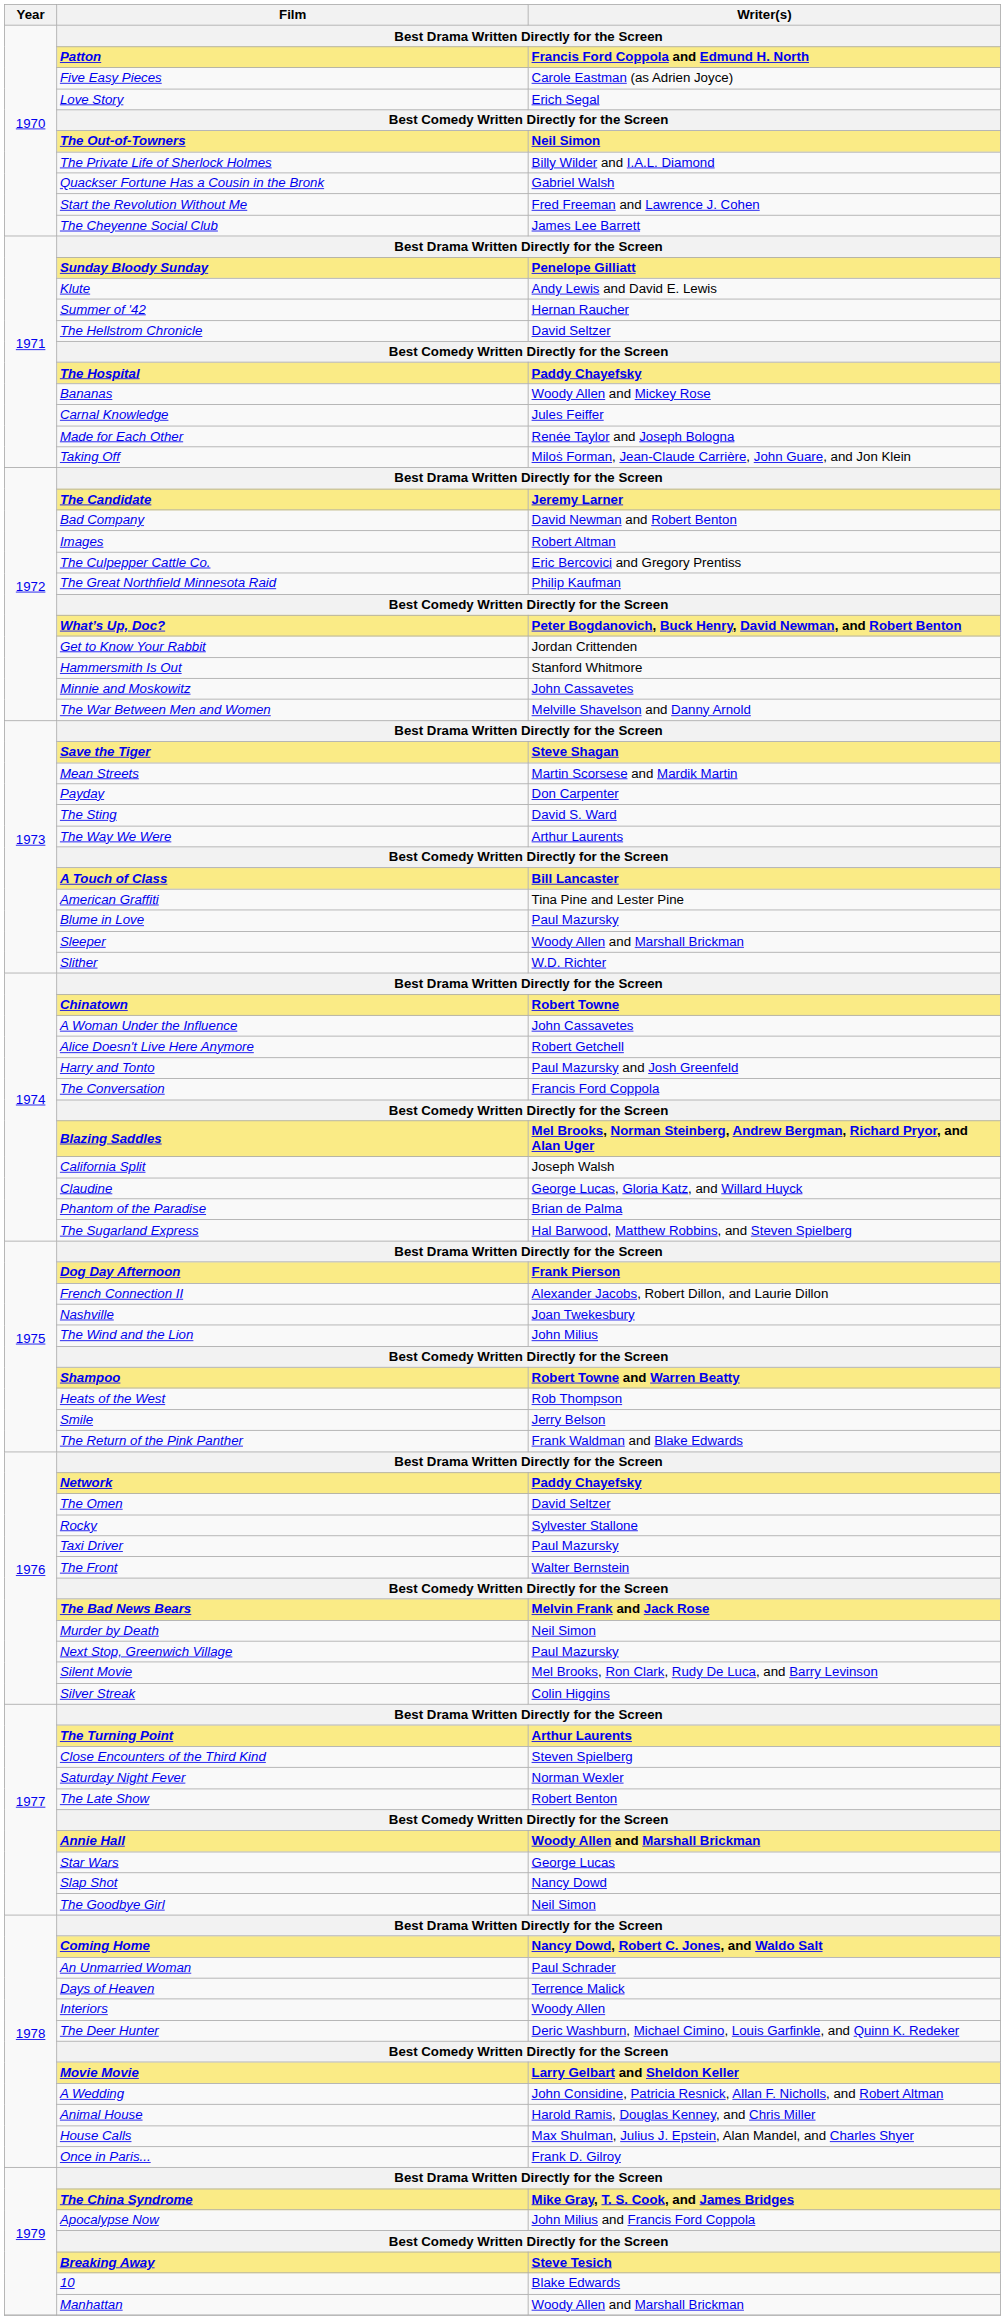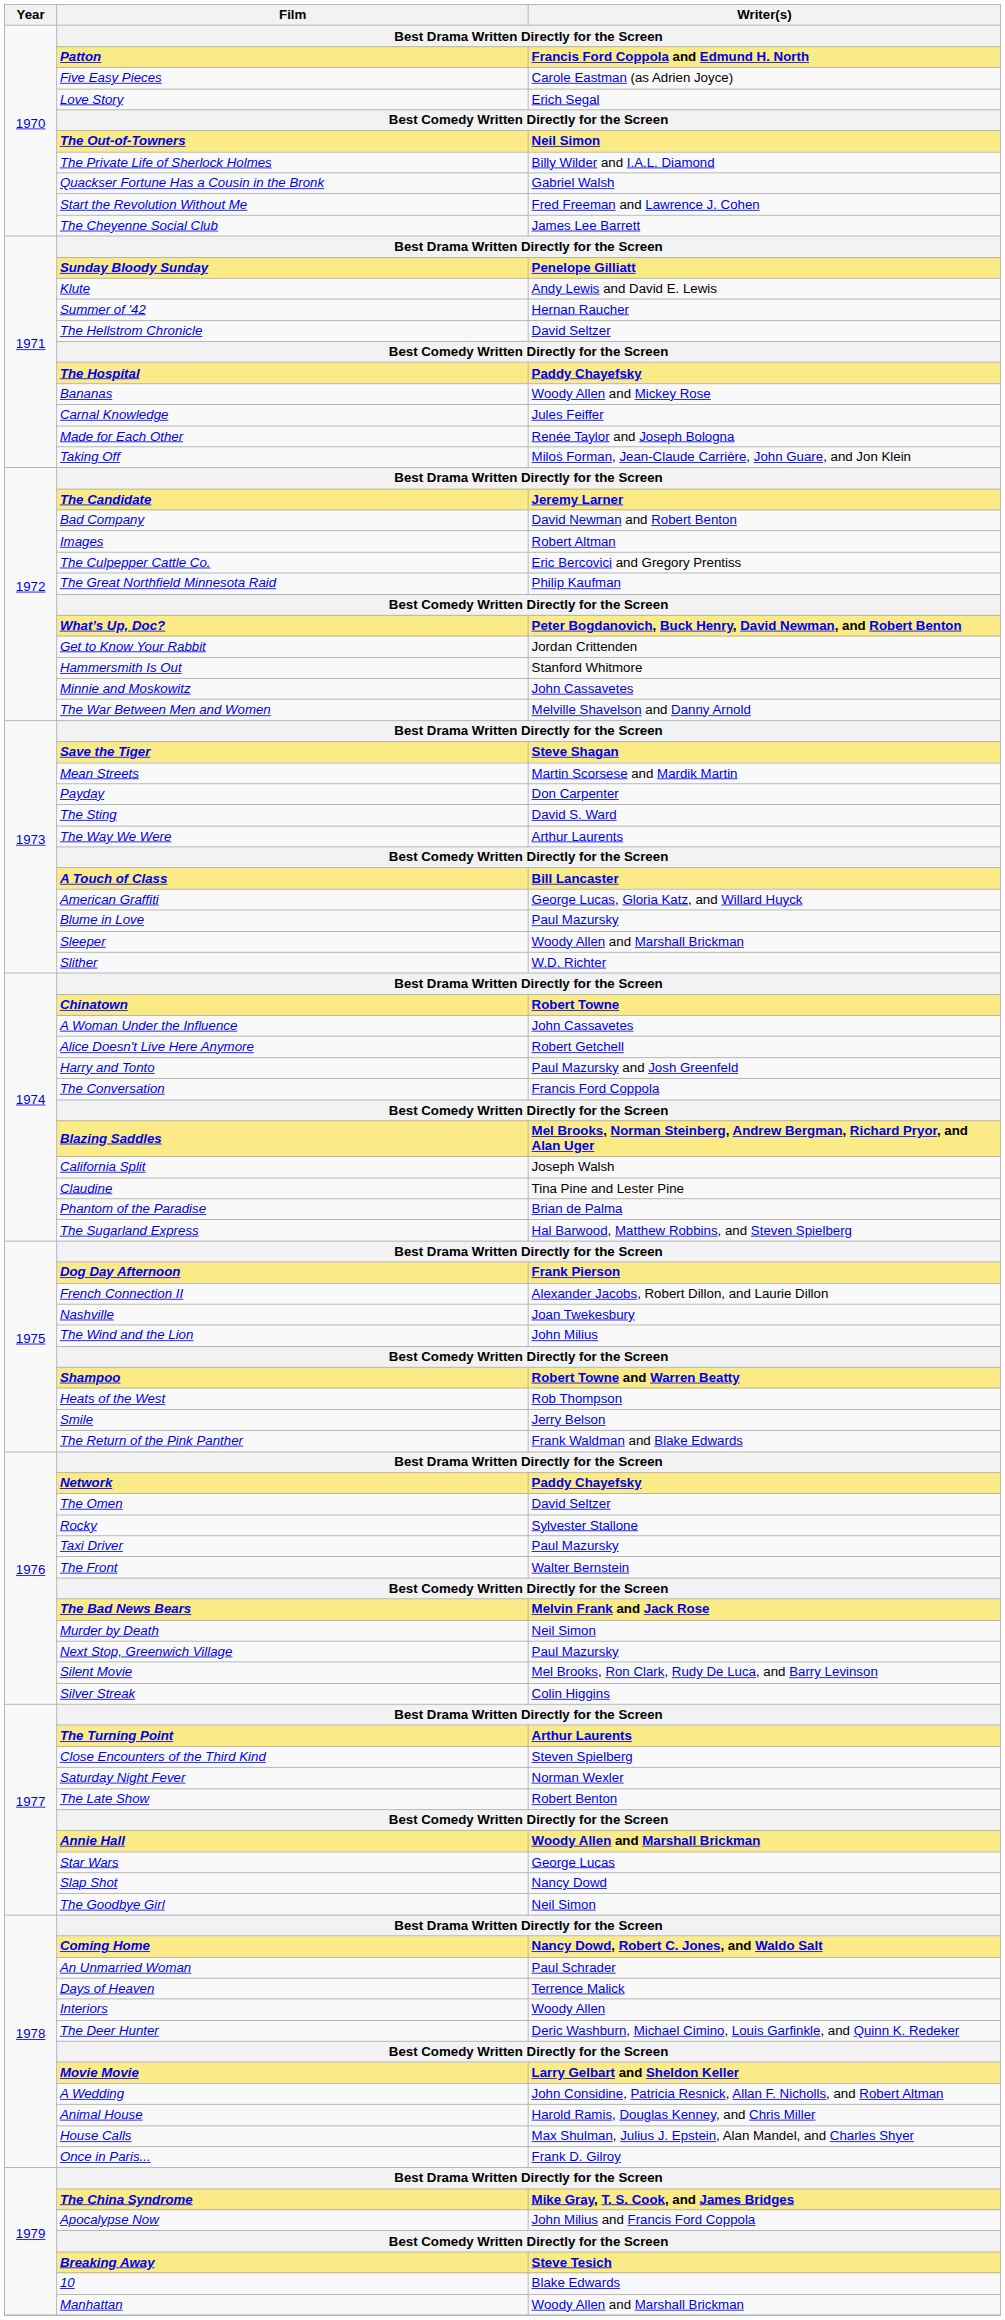(608, 899) Tina Pine and Lester Pine -> (667, 899) George Lucas, Gloria Katz, and Willard Huyck
(667, 1188) George Lucas, Gloria Katz, and Willard Huyck -> (608, 1188) Tina Pine and Lester Pine
